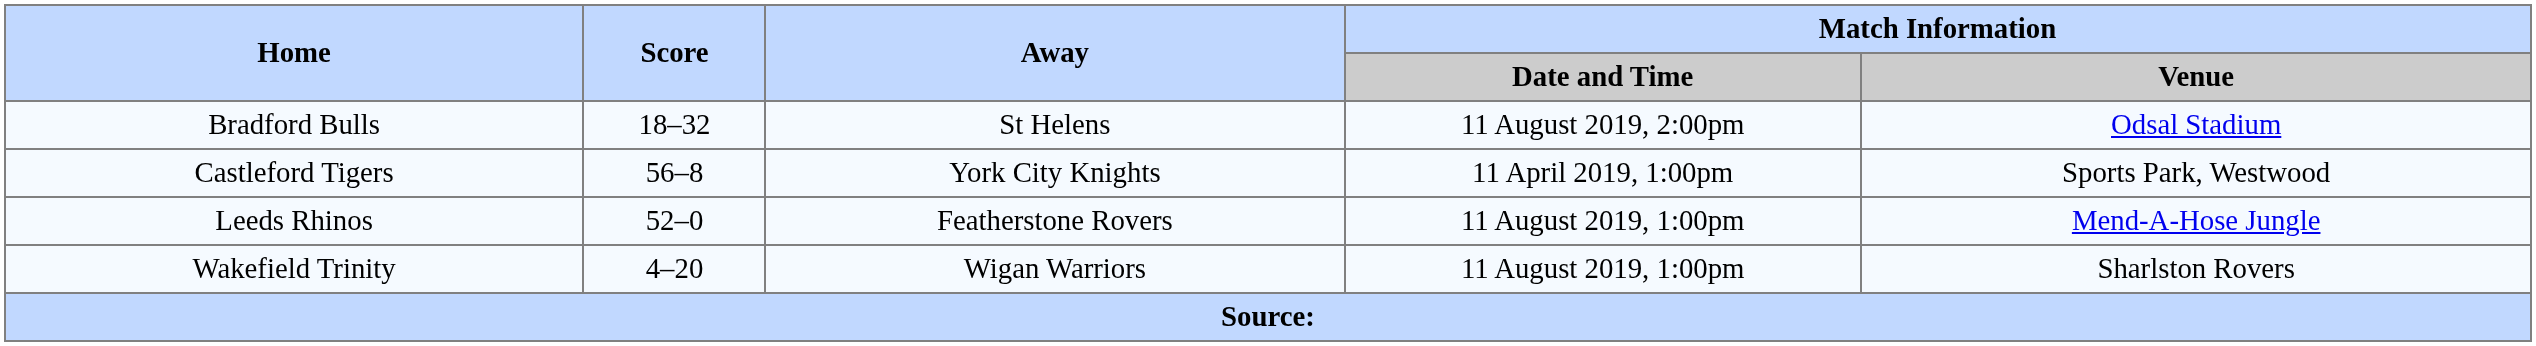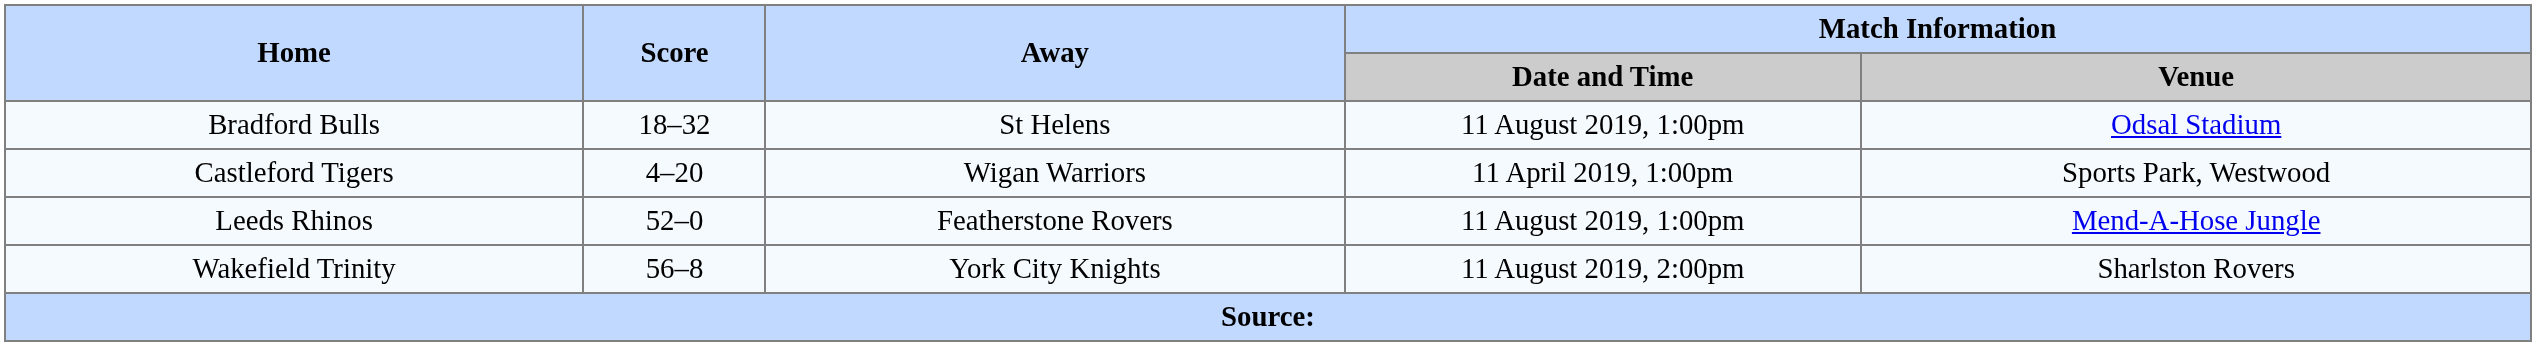(1603, 124) 11 August 2019, 2:00pm -> (1603, 124) 11 August 2019, 1:00pm
(674, 172) 56–8 -> (674, 172) 4–20
(1055, 172) York City Knights -> (1055, 172) Wigan Warriors
(674, 268) 4–20 -> (674, 268) 56–8
(1055, 268) Wigan Warriors -> (1055, 268) York City Knights
(1603, 268) 11 August 2019, 1:00pm -> (1603, 268) 11 August 2019, 2:00pm
